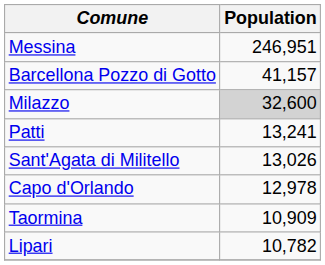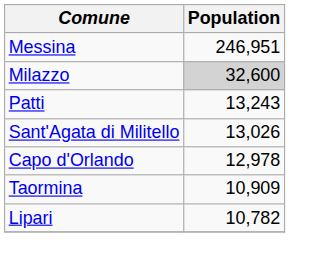- row: (112, 75)
(289, 132) 13,241 -> (253, 103) 13,243
